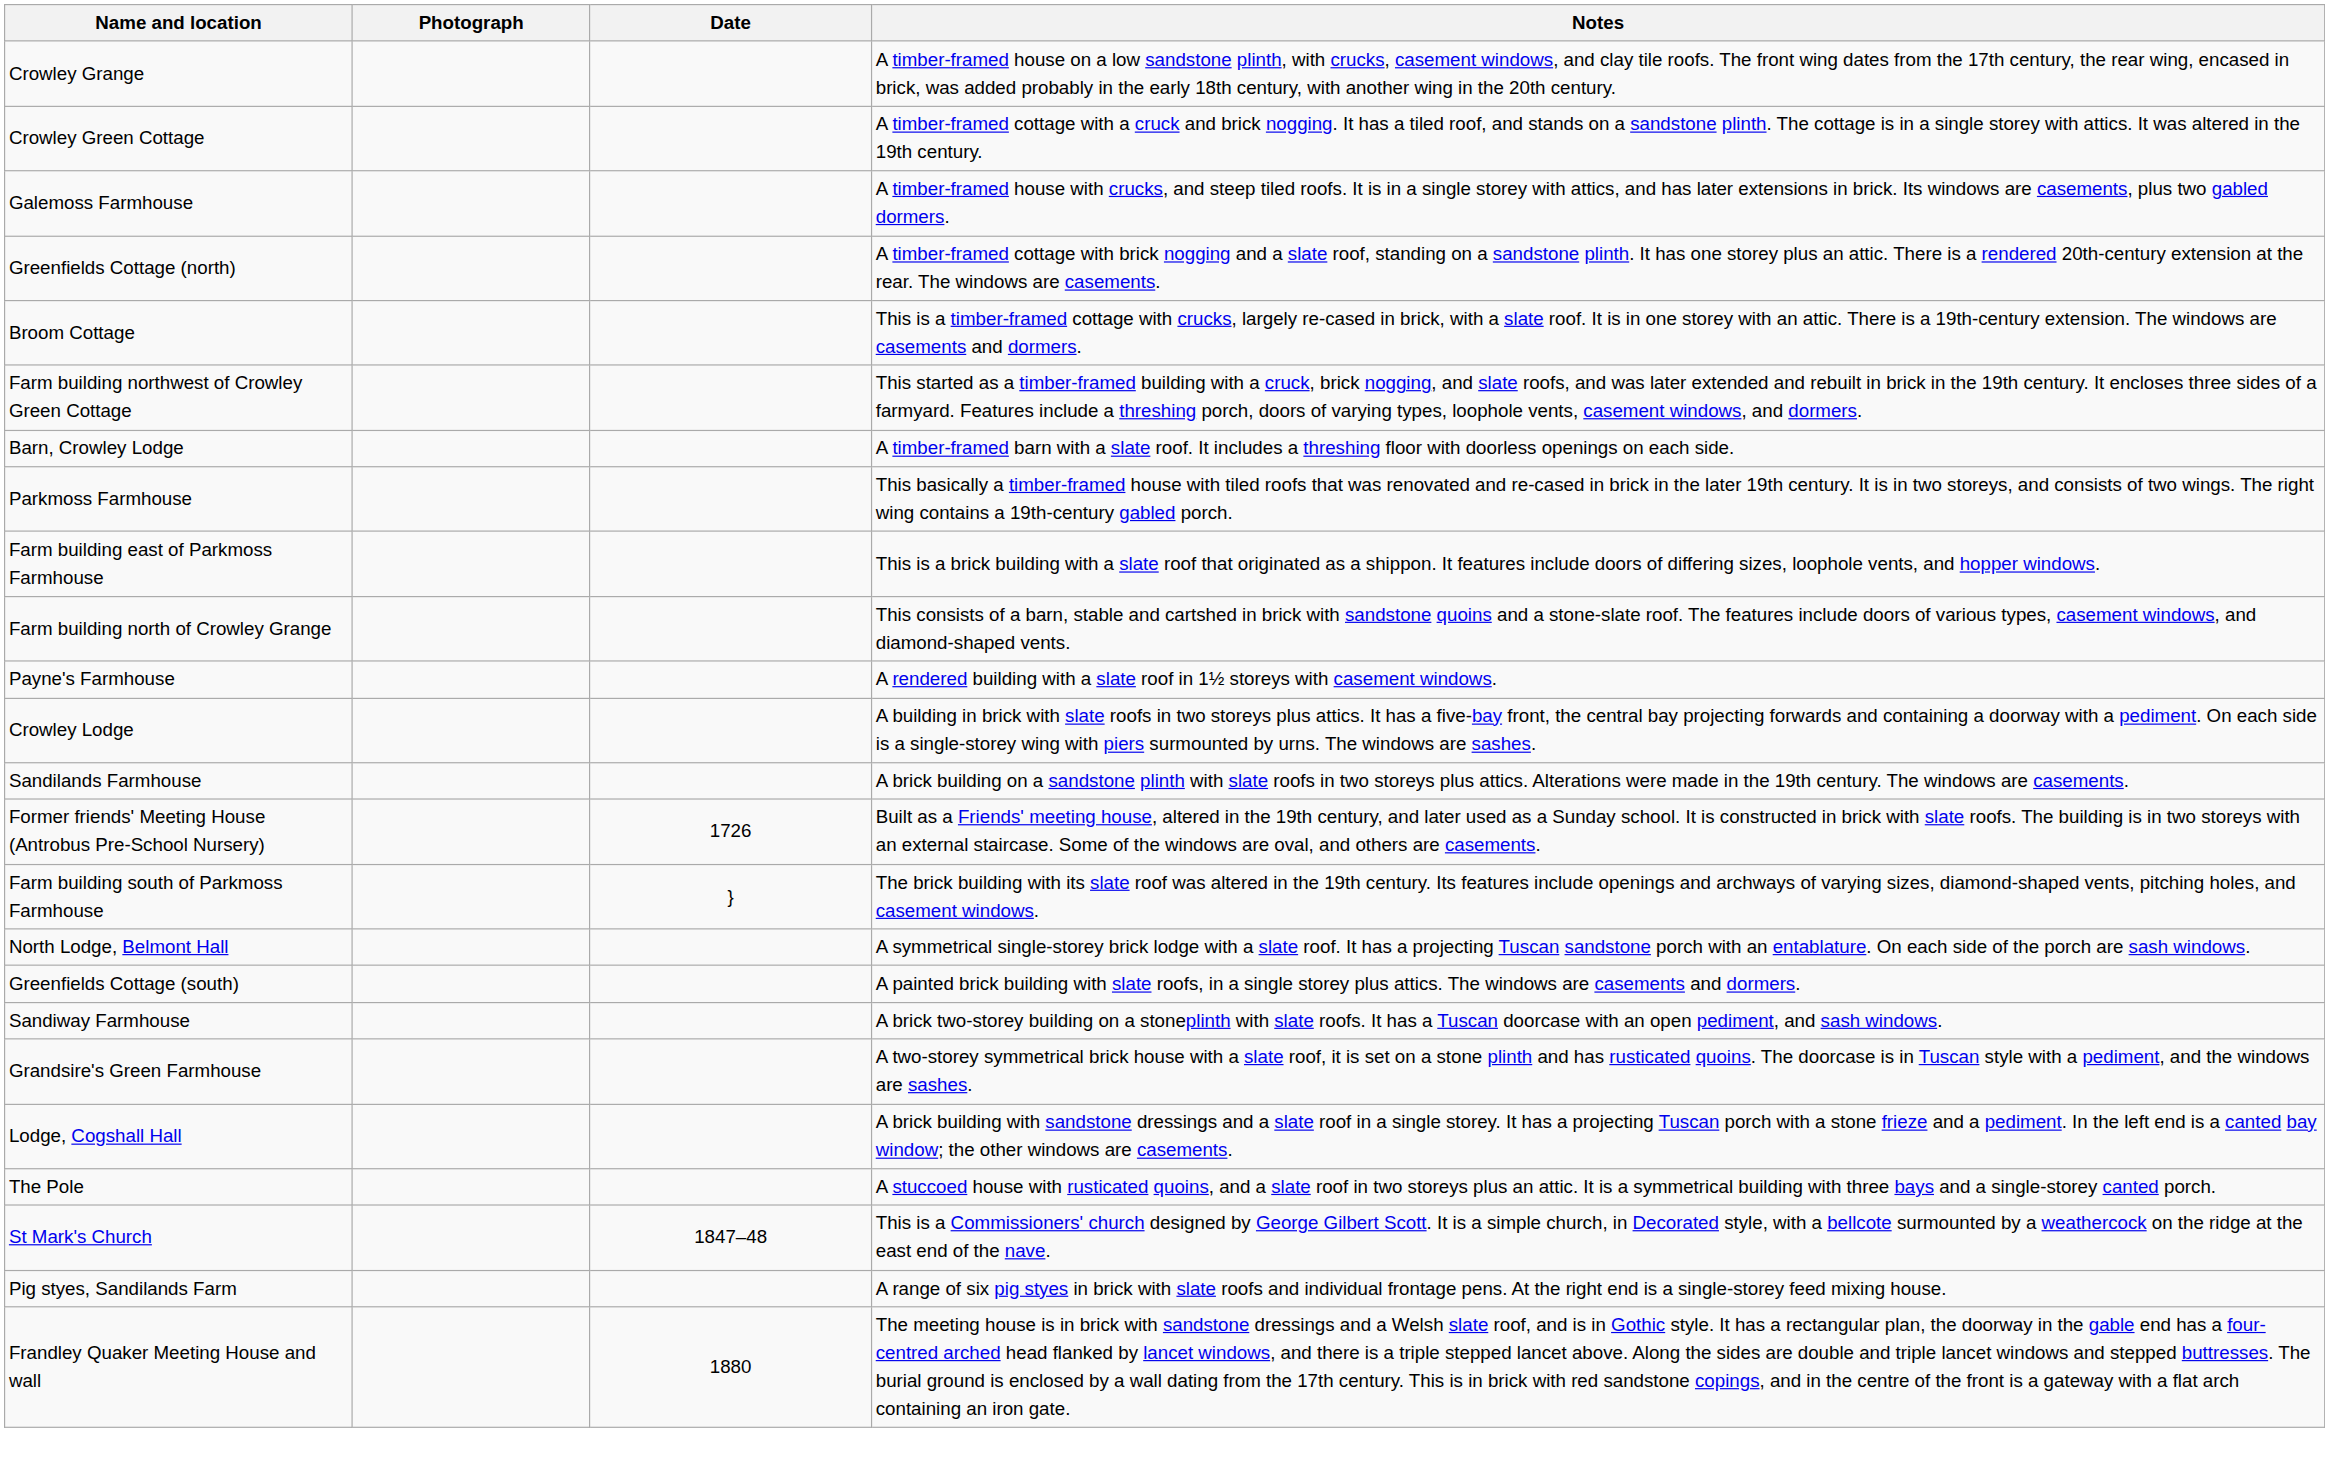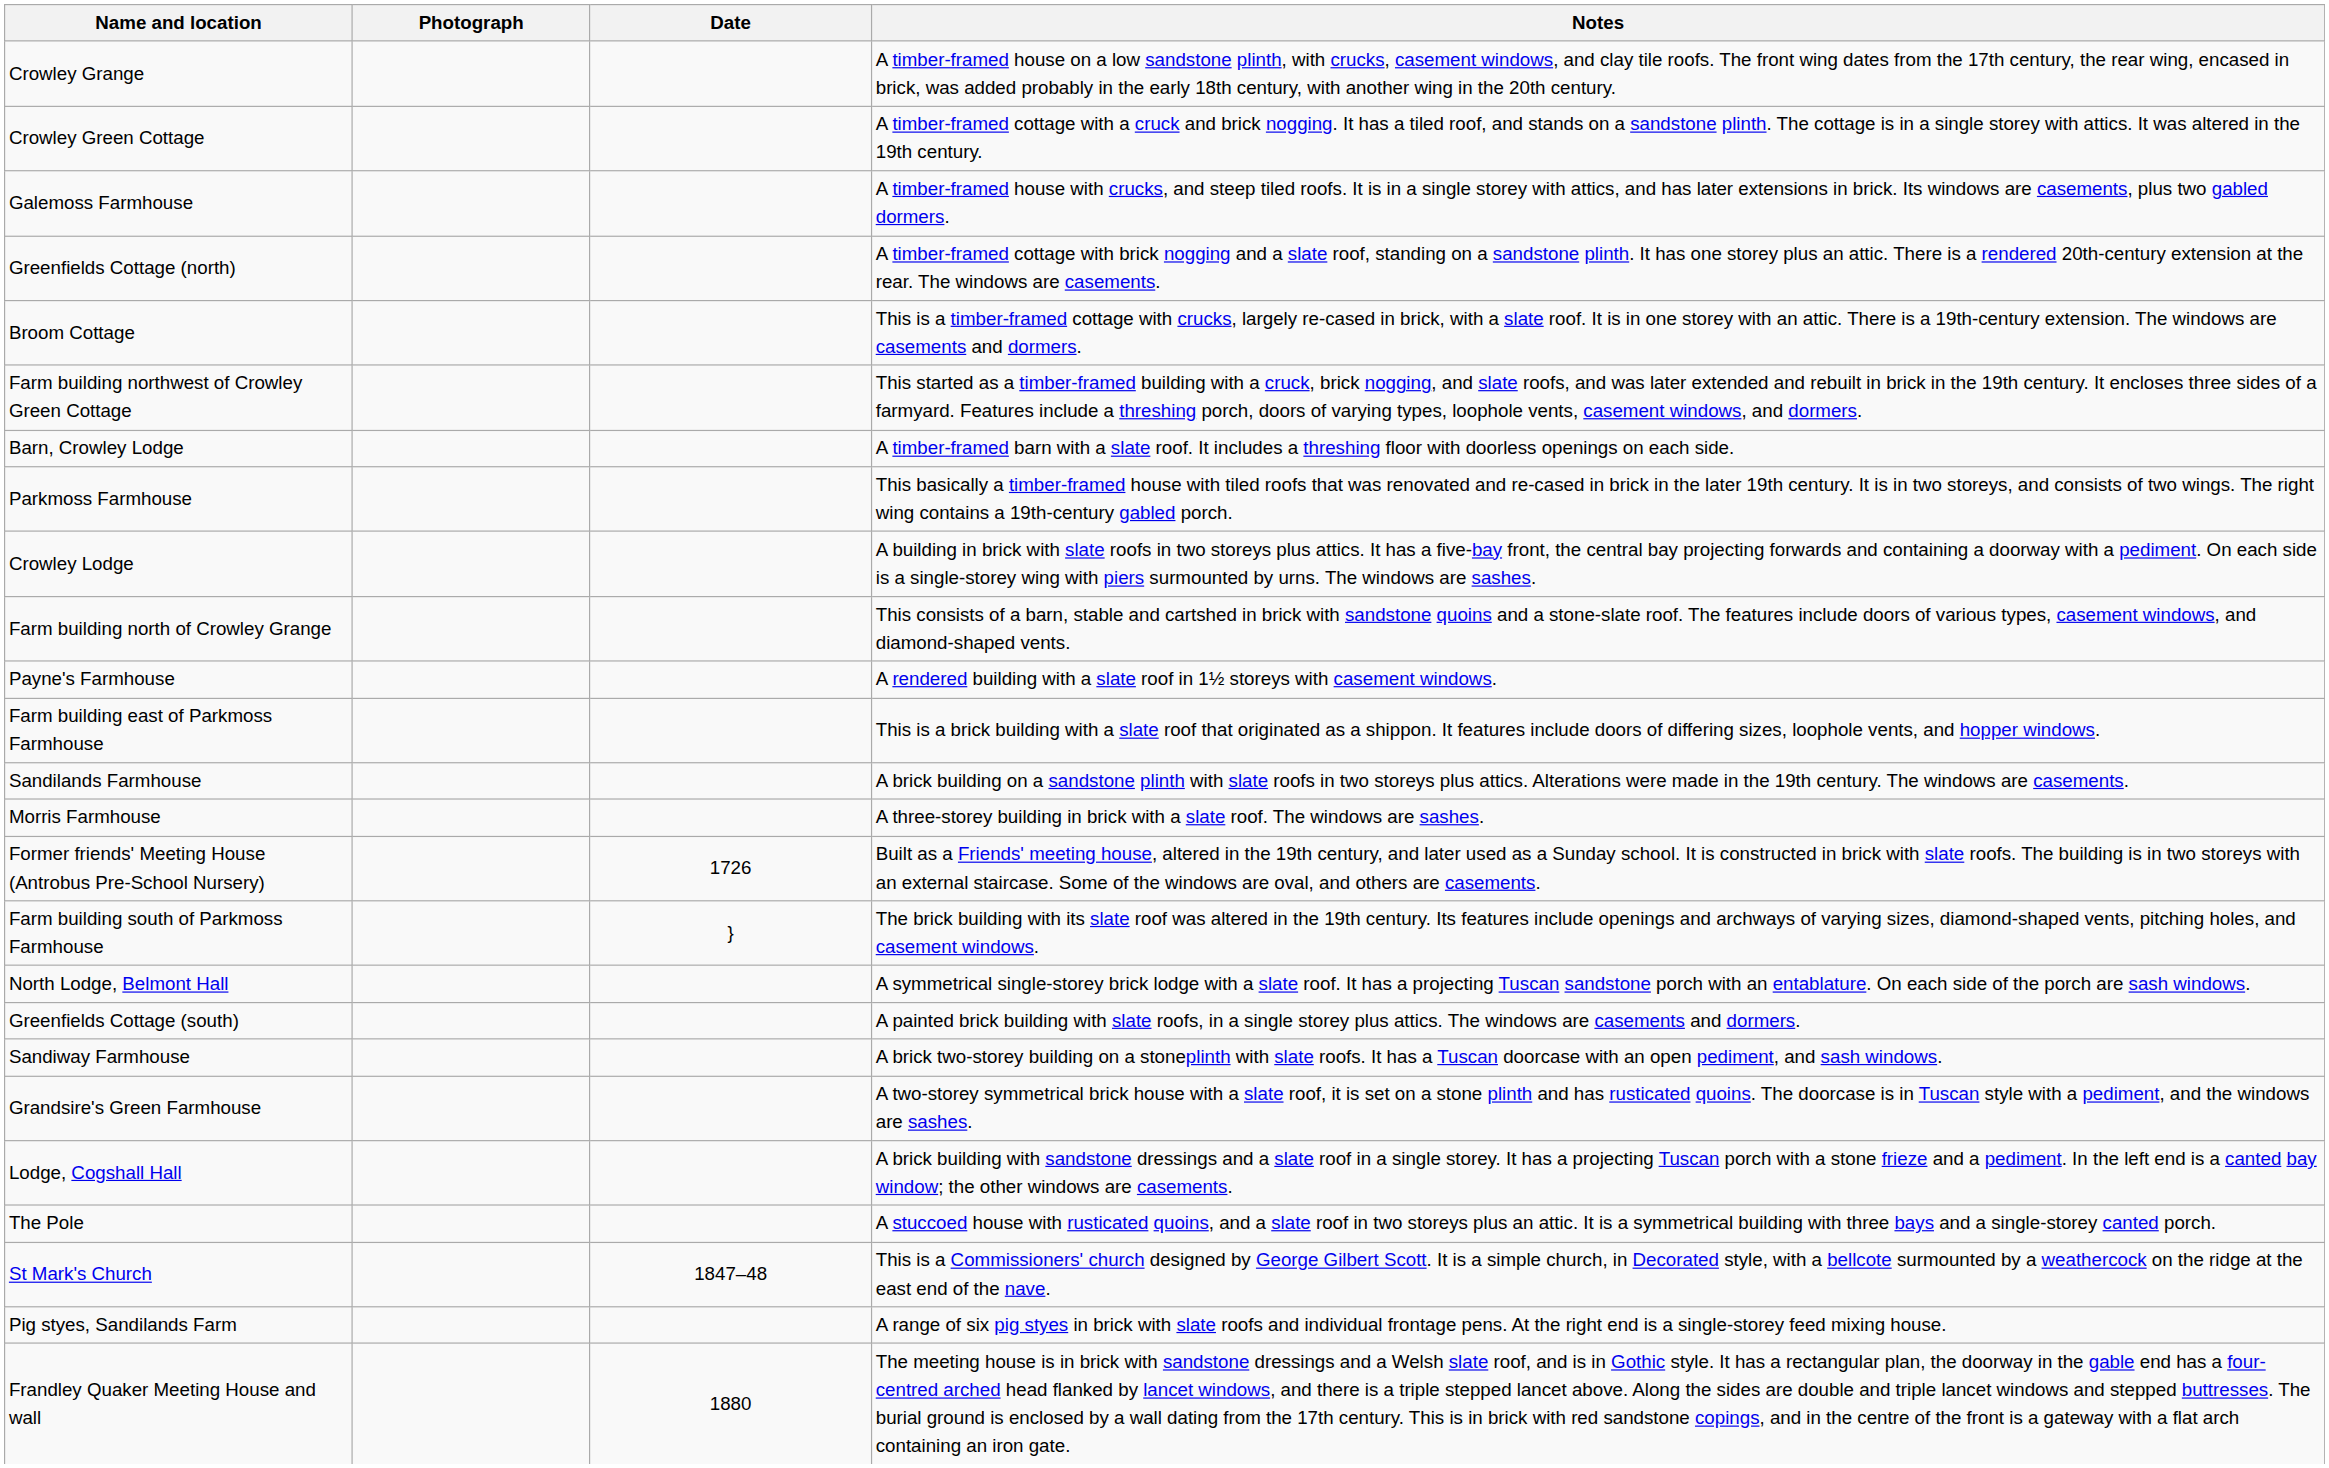rows swapped: (141, 563) <-> (71, 730)
+ row: (85, 817)
